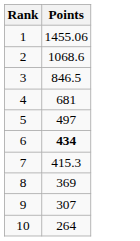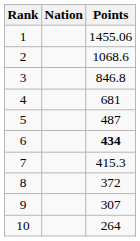+ column: (64, 15)
(66, 78) 846.5 -> (111, 78) 846.8
(66, 120) 497 -> (111, 120) 487
(66, 183) 369 -> (111, 183) 372
